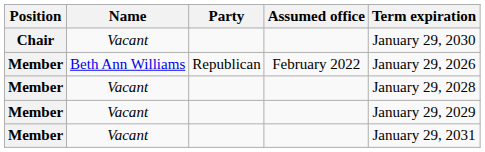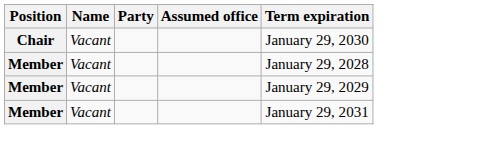- row: (35, 64)
